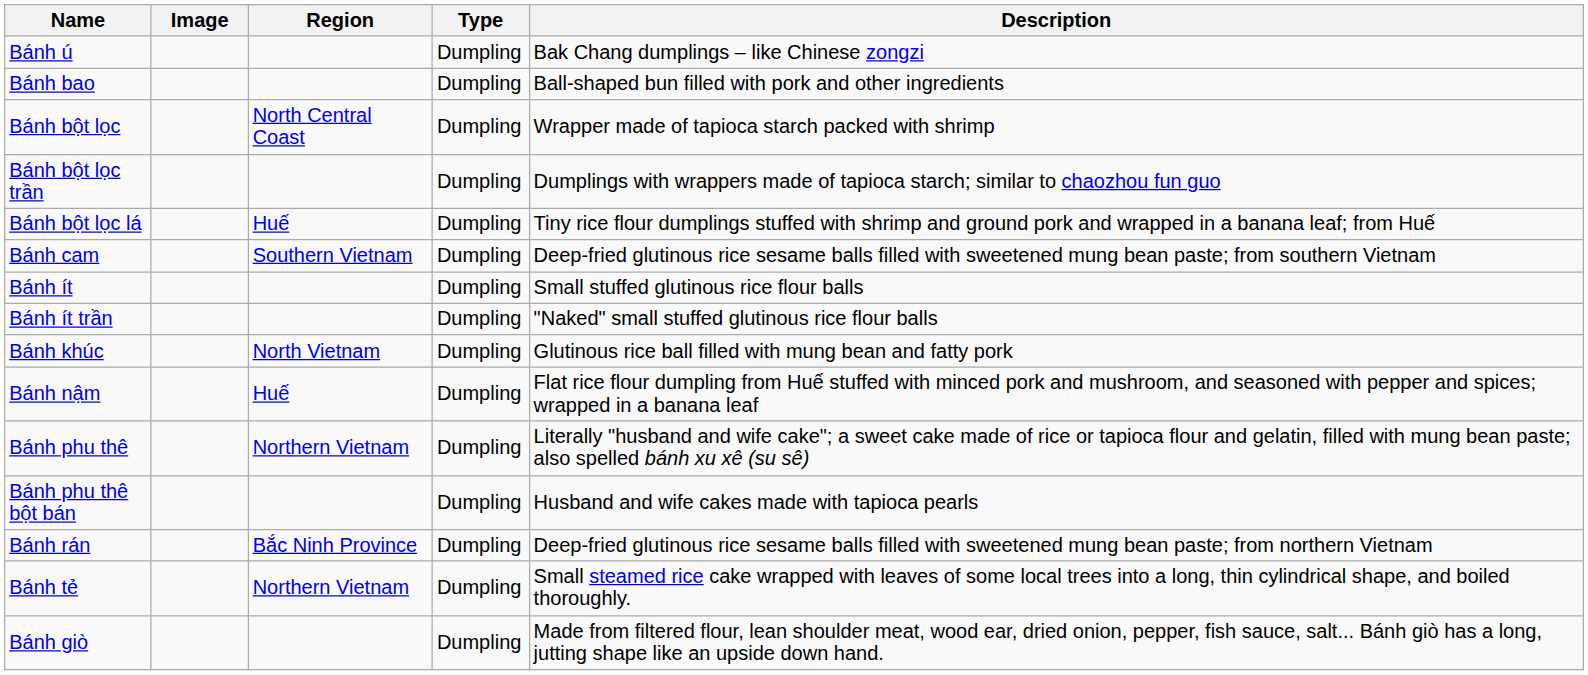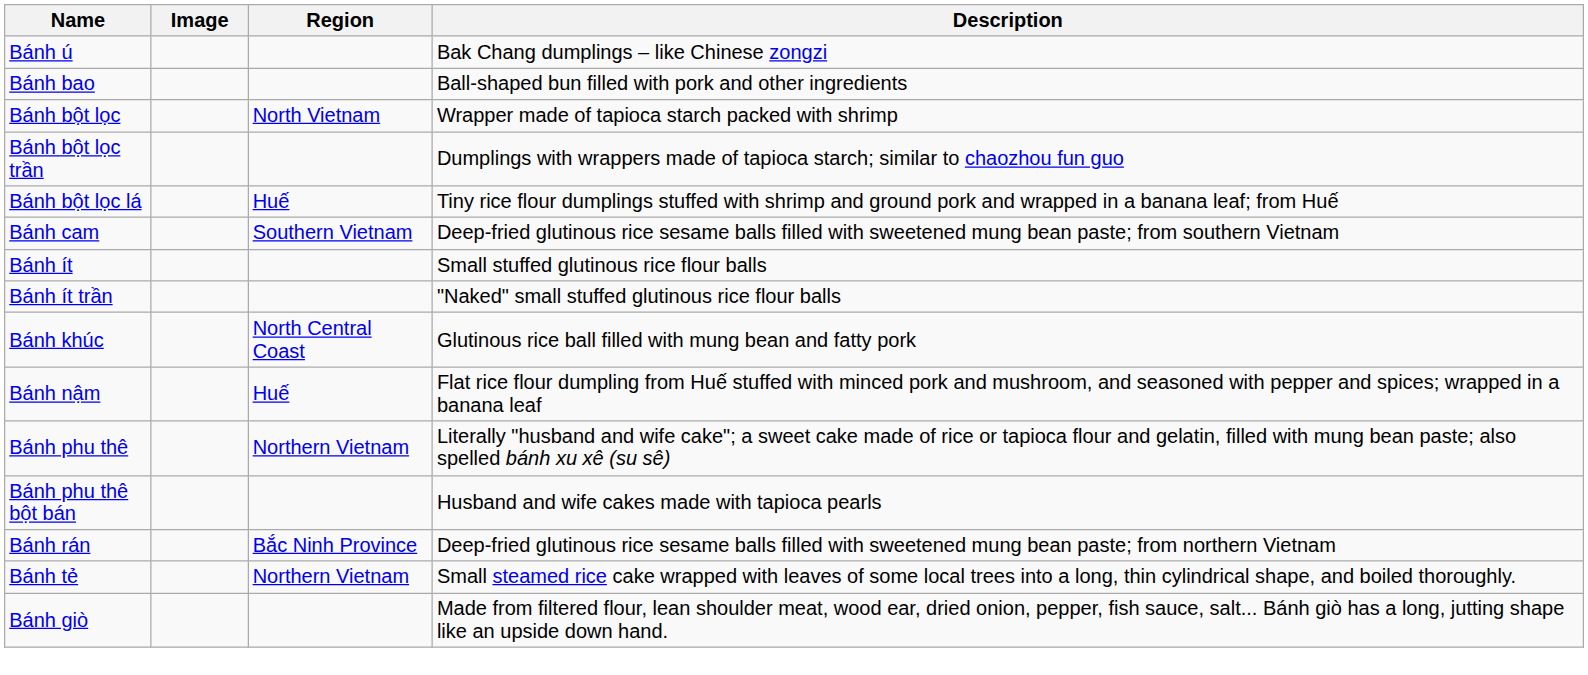- column: (481, 20)
(312, 126) North Central Coast -> (316, 115) North Vietnam
(316, 350) North Vietnam -> (312, 339) North Central Coast
